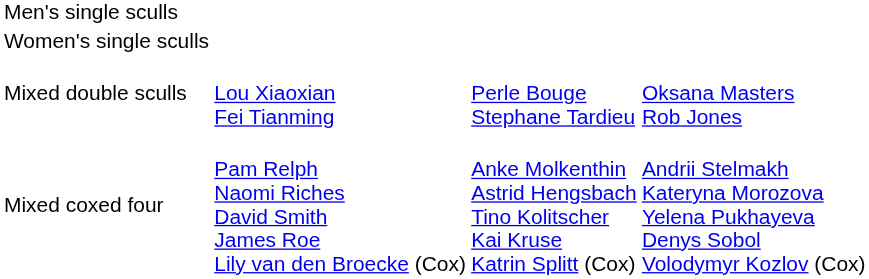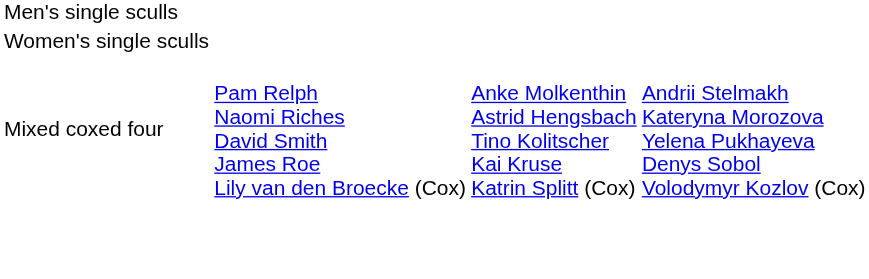- row: (95, 93)
